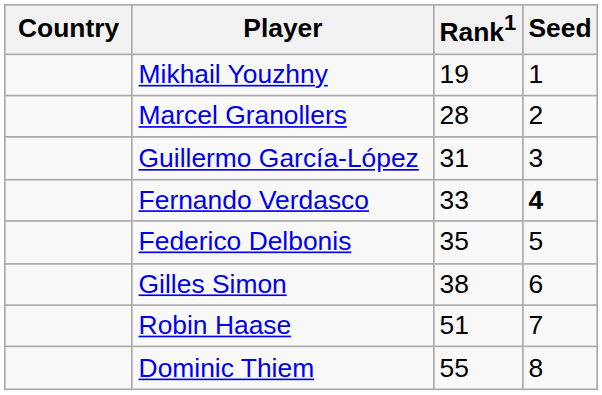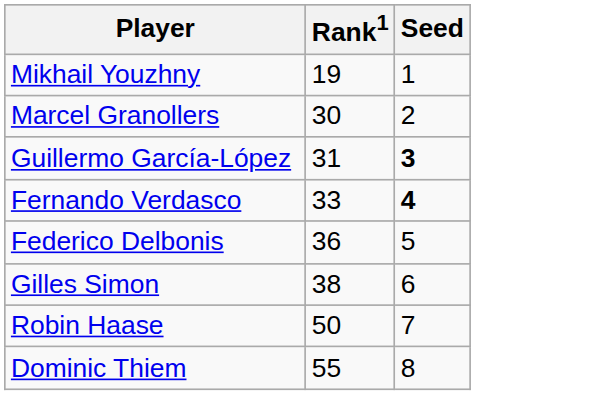- column: (69, 28)
(454, 116) 28 -> (327, 116) 30
(536, 158) normal -> (408, 158) bold
(454, 241) 35 -> (327, 241) 36
(454, 325) 51 -> (327, 325) 50
